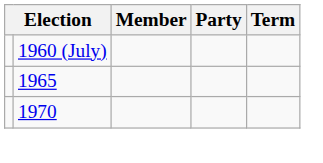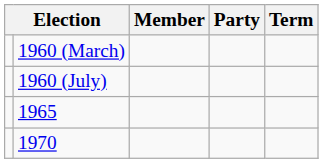+ row: (71, 50)
